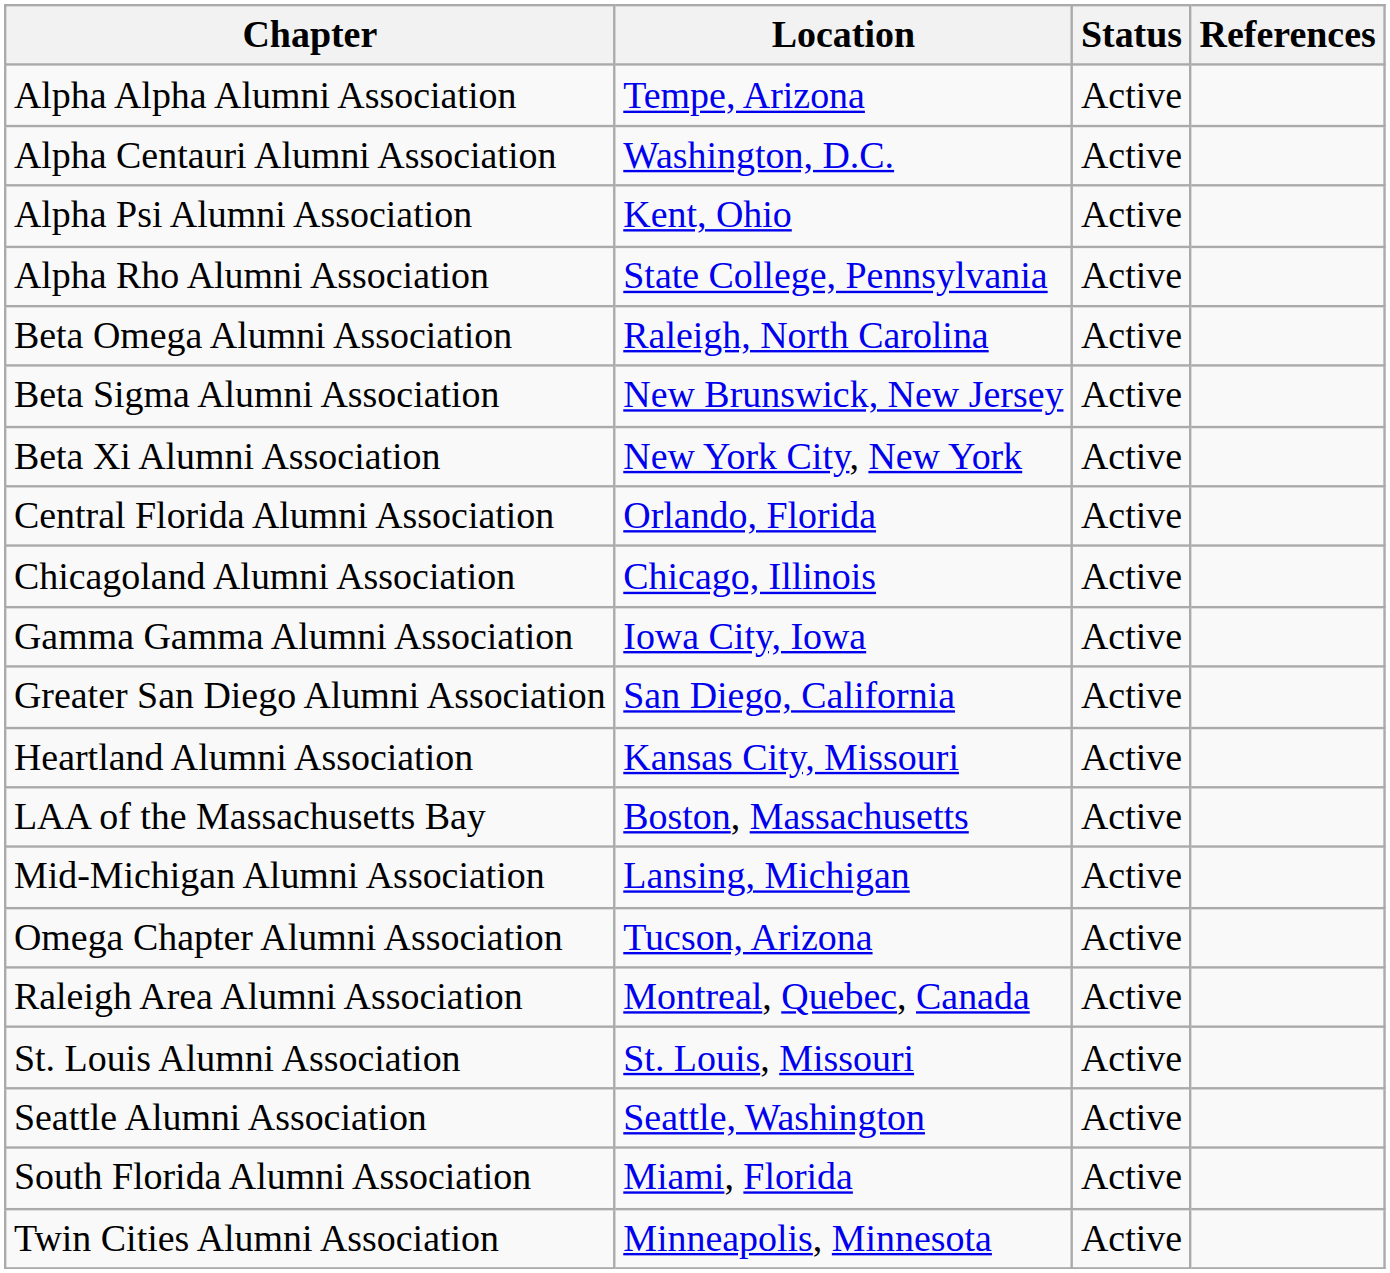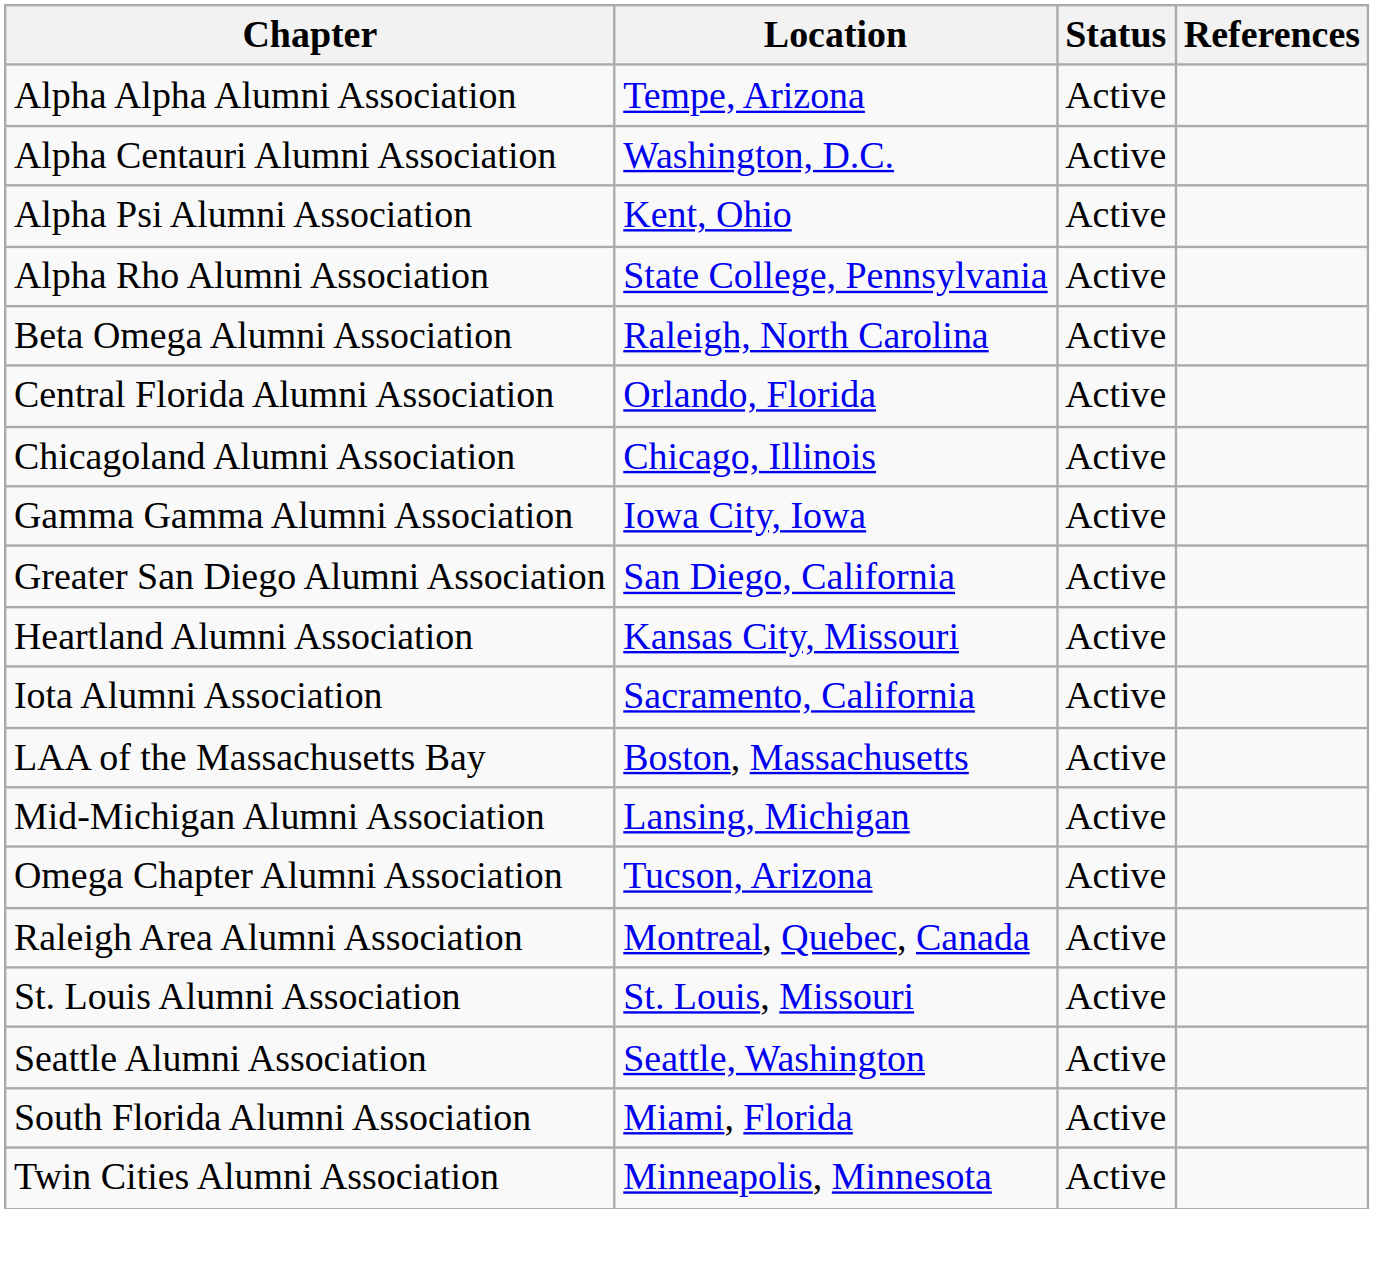- row: (257, 395)
- row: (227, 455)
+ row: (198, 696)
